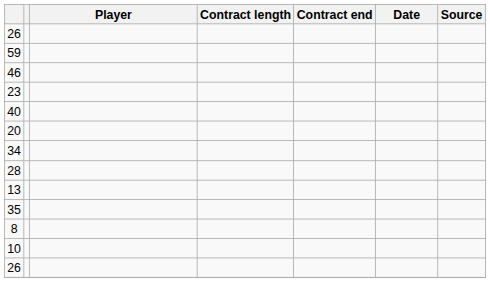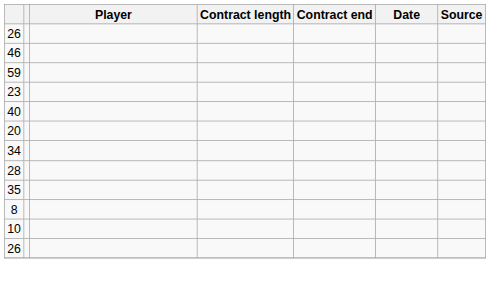rows swapped: (14, 53) <-> (14, 73)
- row: (14, 190)
